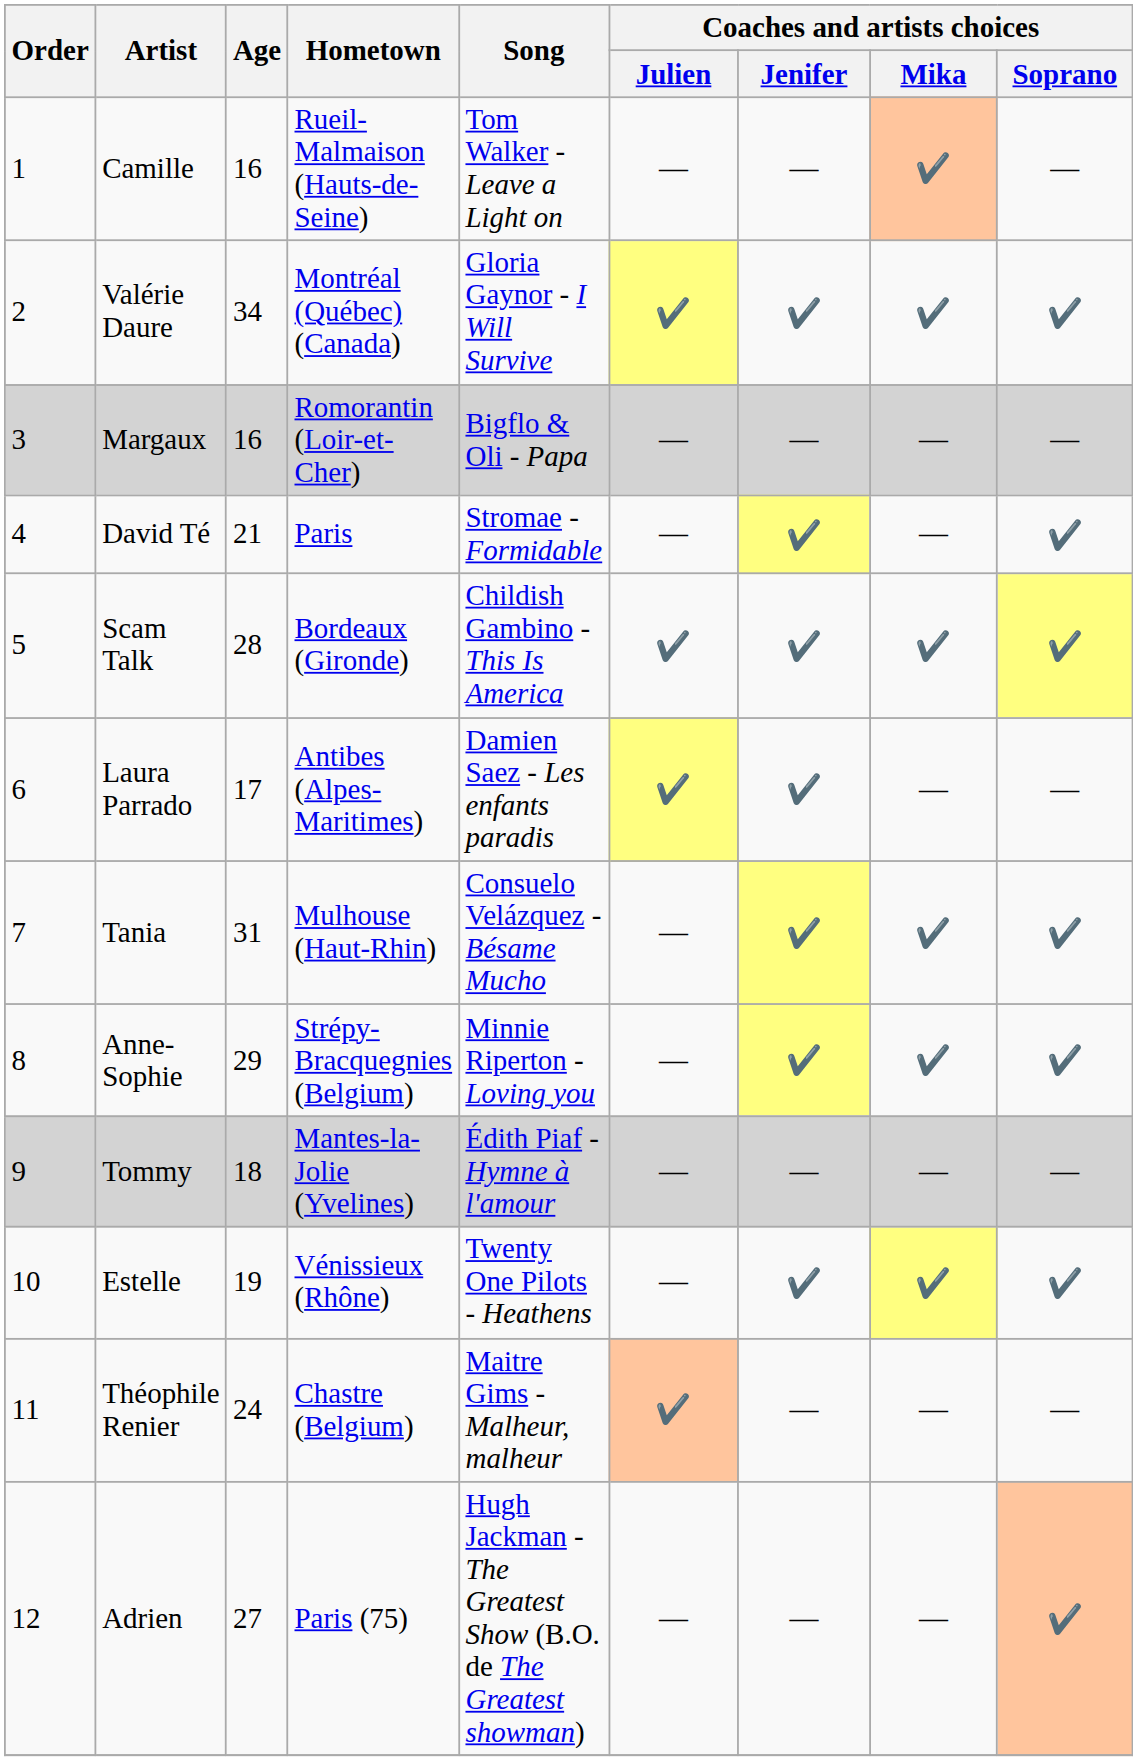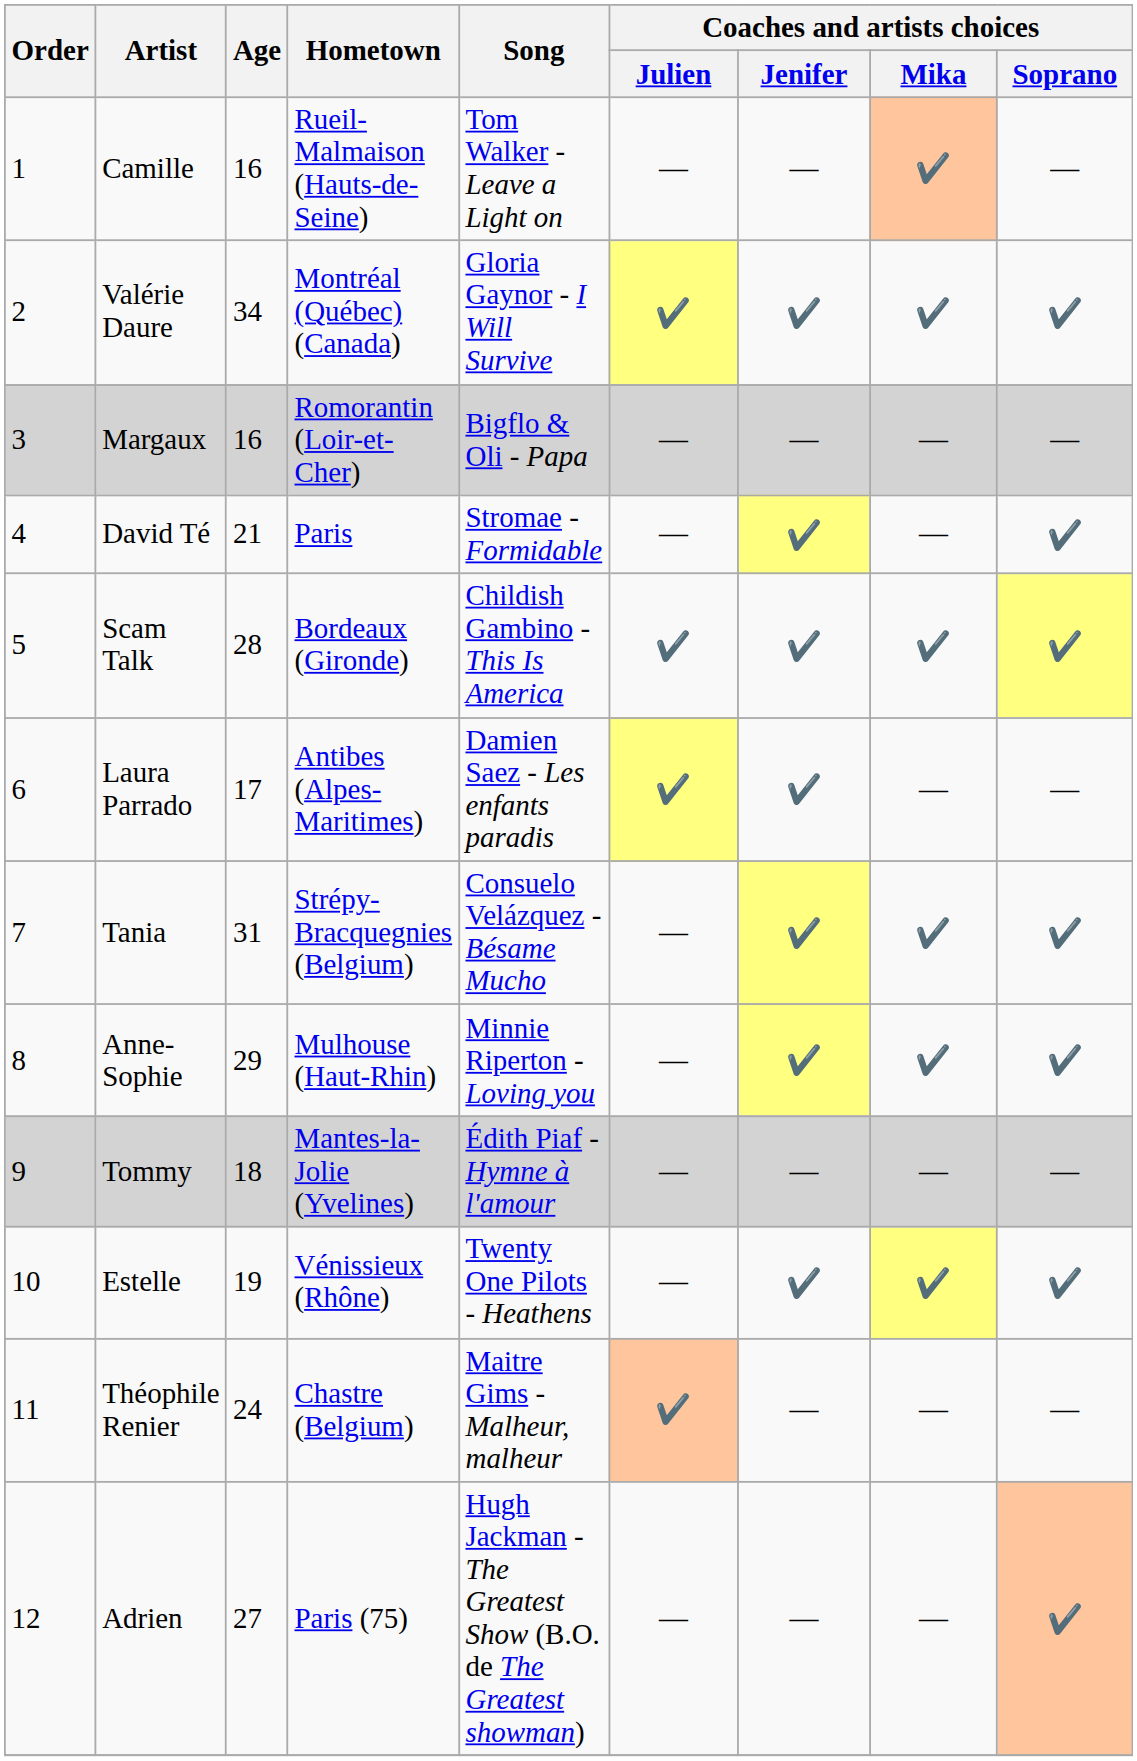(365, 932) Mulhouse (Haut-Rhin) -> (373, 932) Strépy-Bracquegnies (Belgium)
(373, 1059) Strépy-Bracquegnies (Belgium) -> (365, 1059) Mulhouse (Haut-Rhin)
